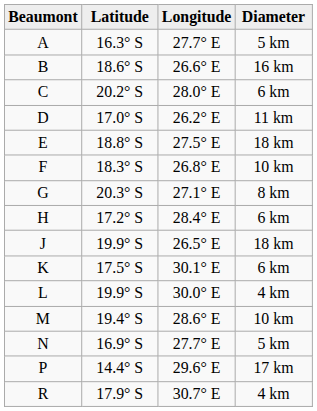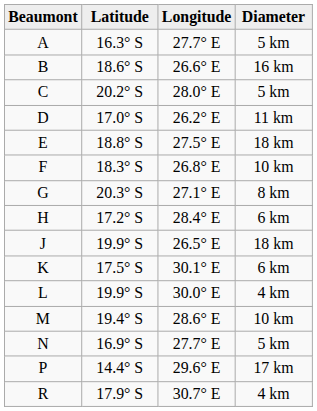(273, 92) 6 km -> (273, 92) 5 km
